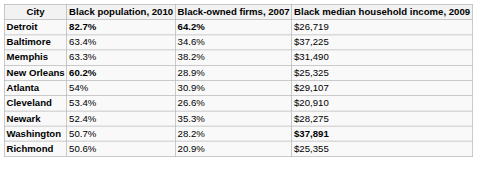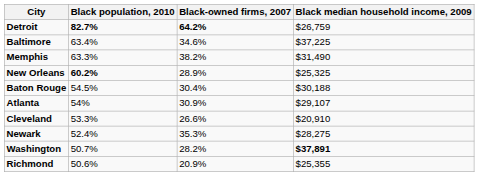(311, 27) $26,719 -> (313, 27) $26,759
+ row: (36, 88)
(83, 103) 53.4% -> (84, 118) 53.3%
